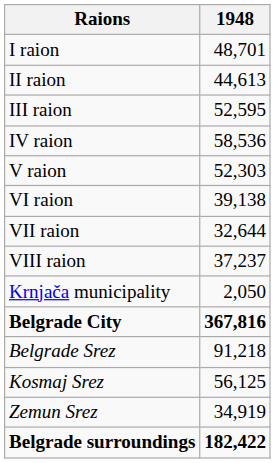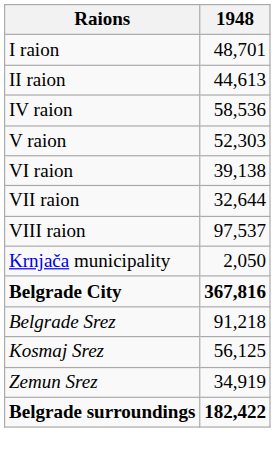- row: (40, 110)
(240, 261) 37,237 -> (240, 230) 97,537
